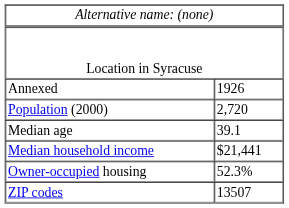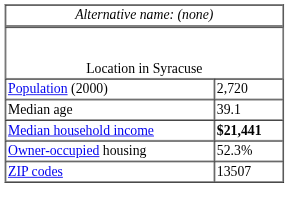- row: (33, 89)
(239, 151) normal -> (239, 130) bold
